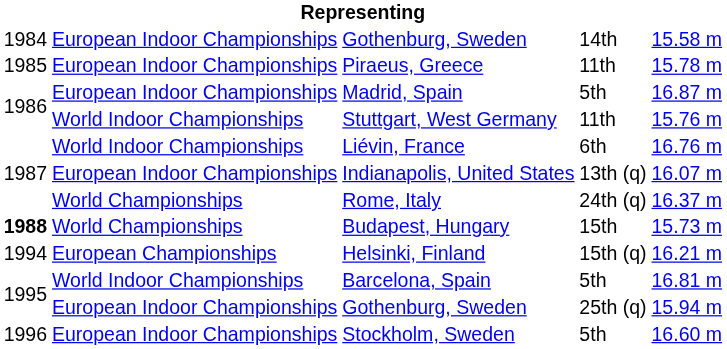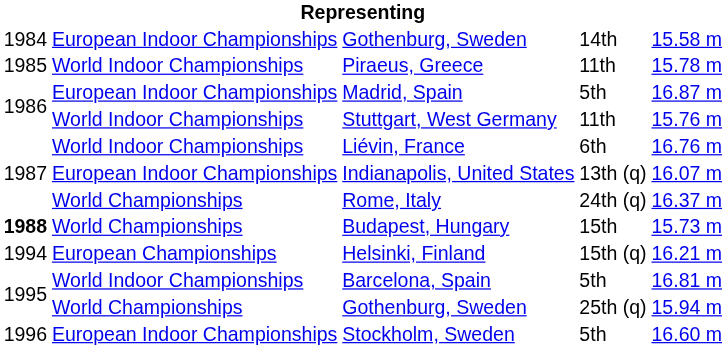(195, 66) European Indoor Championships -> (178, 66) World Indoor Championships
(195, 307) European Indoor Championships -> (147, 307) World Championships
